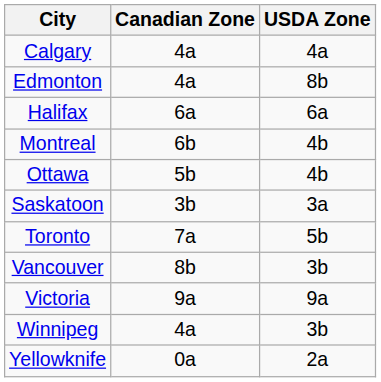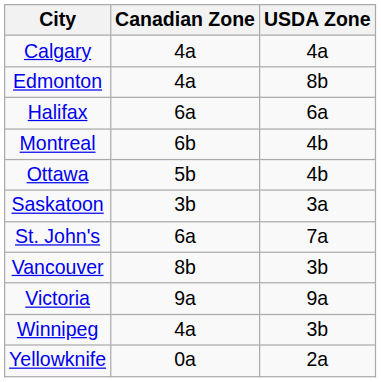+ row: (58, 236)
- row: (58, 236)
